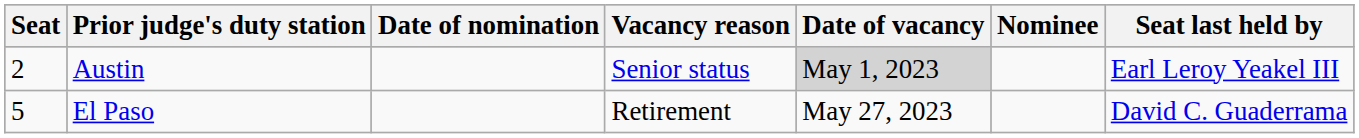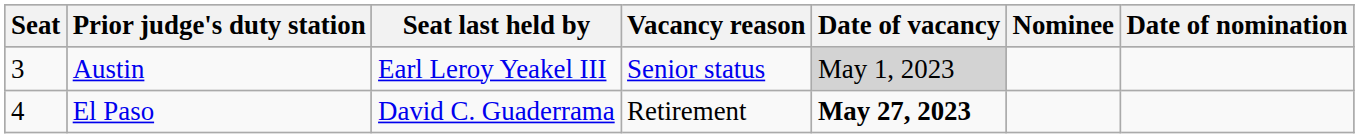columns swapped: (1229, 25) <-> (489, 25)
(18, 68) 2 -> (18, 68) 3
(18, 111) 5 -> (18, 111) 4
(877, 111) normal -> (894, 111) bold
